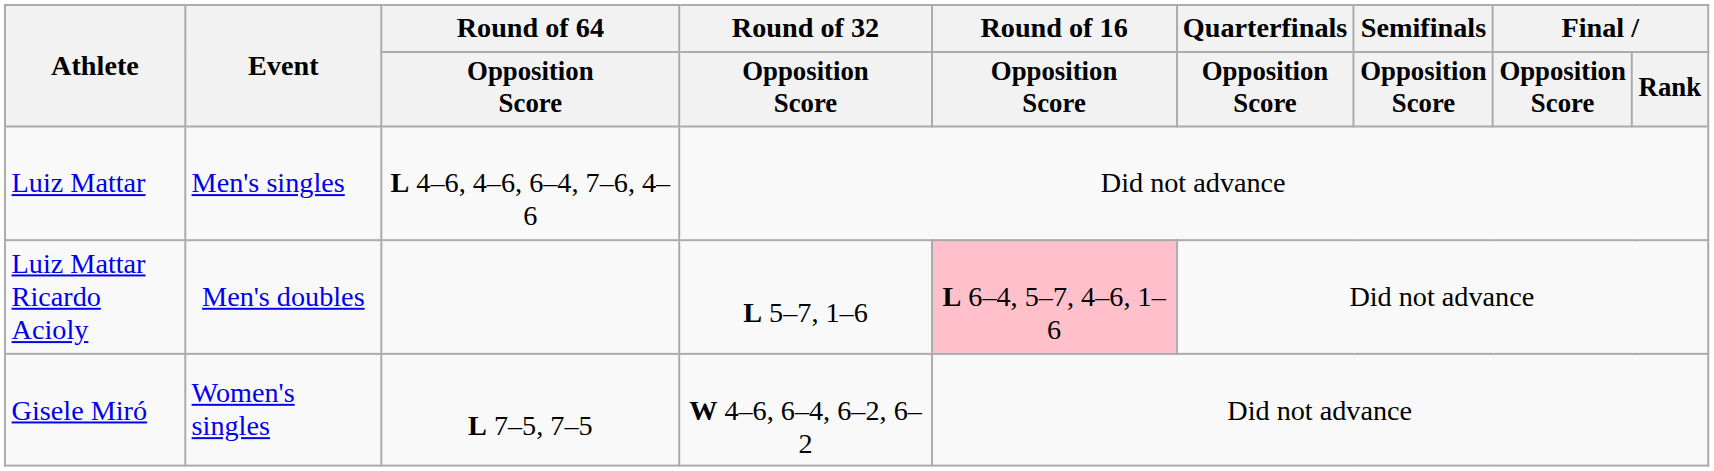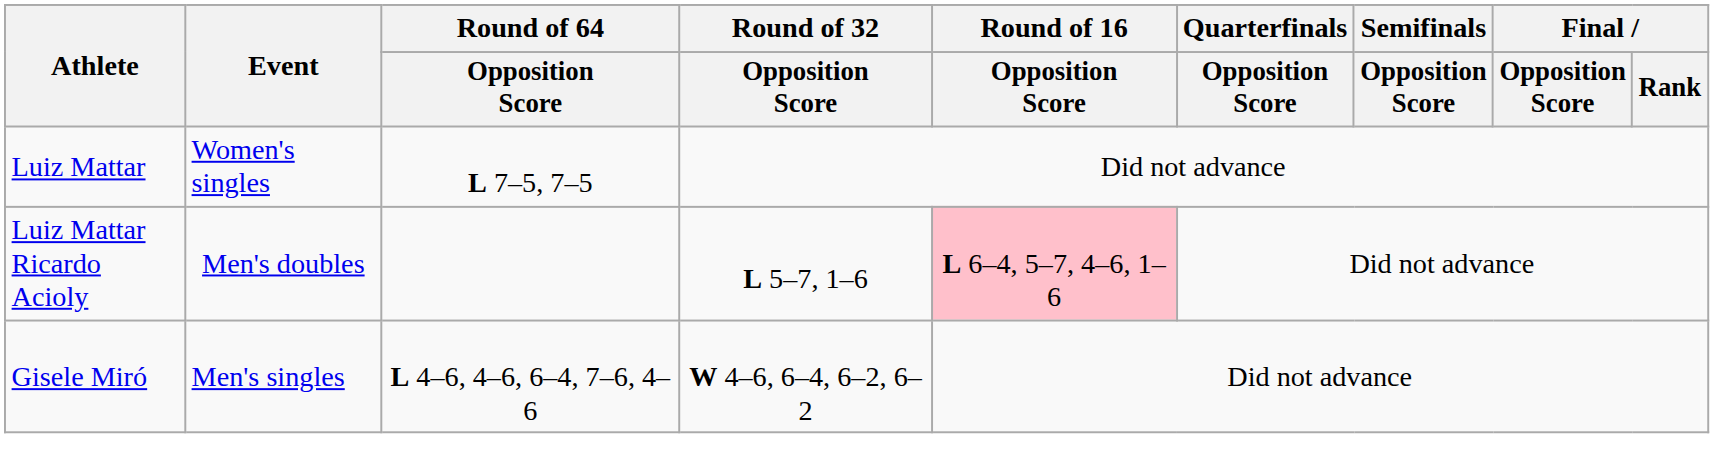(268, 183) Men's singles -> (243, 166) Women's singles
(530, 200) L 4–6, 4–6, 6–4, 7–6, 4–6 -> (530, 183) L 7–5, 7–5
(243, 409) Women's singles -> (268, 376) Men's singles
(530, 426) L 7–5, 7–5 -> (530, 393) L 4–6, 4–6, 6–4, 7–6, 4–6
